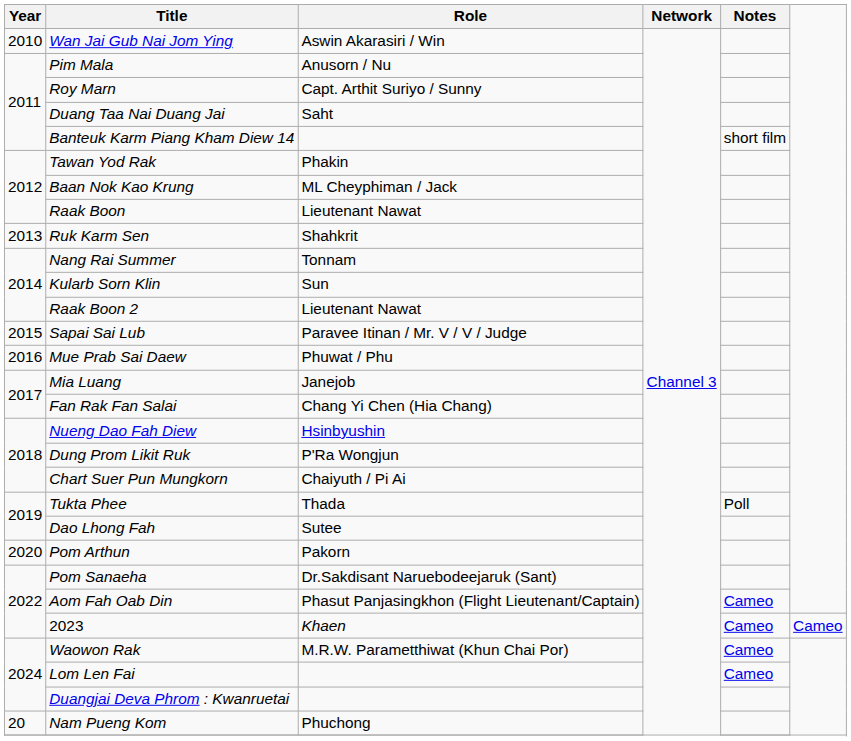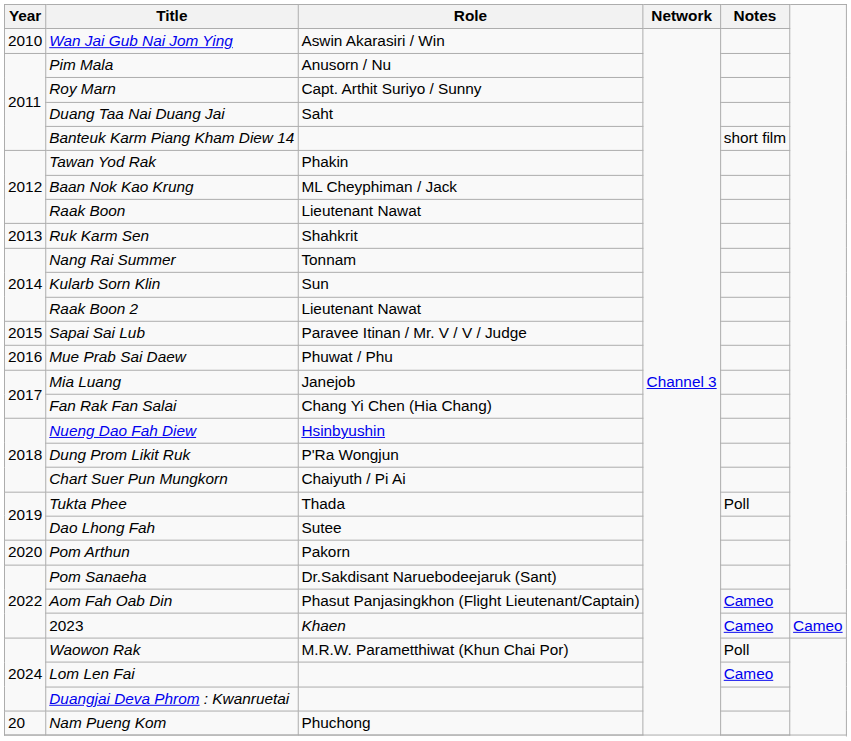(748, 650) Cameo -> (737, 650) Poll
